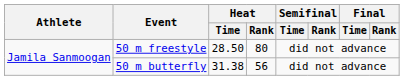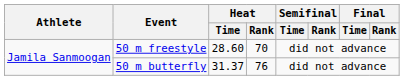(228, 48) 28.50 -> (228, 48) 28.60
(261, 48) 80 -> (261, 48) 70
(228, 66) 31.38 -> (228, 66) 31.37
(261, 66) 56 -> (261, 66) 76
